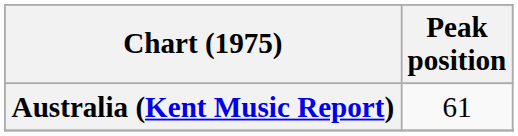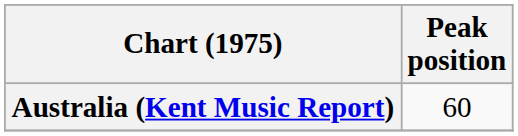(457, 106) 61 -> (457, 106) 60
